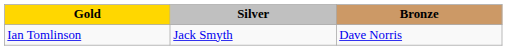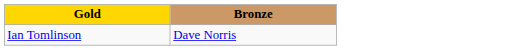- column: (253, 14)
